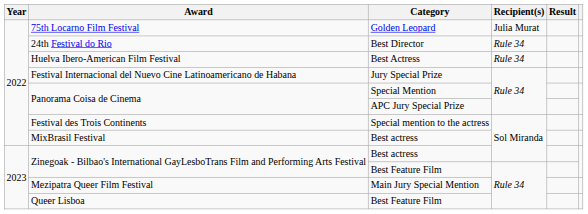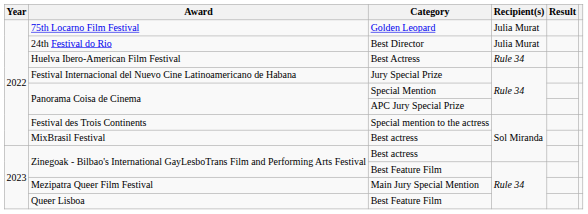(509, 43) Rule 34 -> (516, 43) Julia Murat
